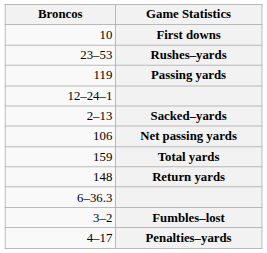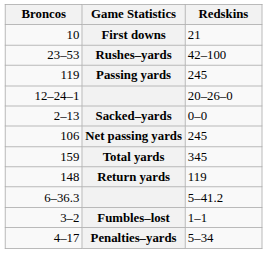+ column: (223, 14)
